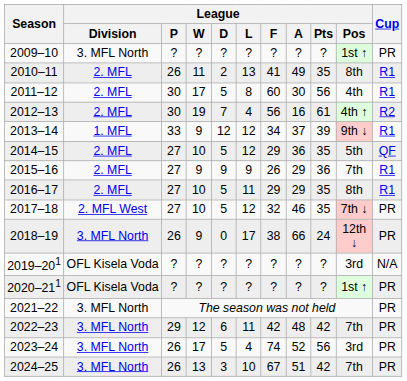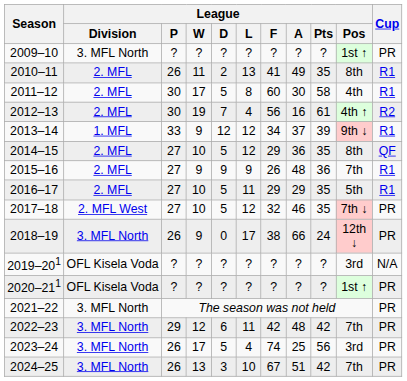(323, 92) 56 -> (323, 92) 58
(354, 151) 5th -> (354, 151) 8th
(299, 170) 29 -> (299, 170) 48
(354, 190) 8th -> (354, 190) 5th
(299, 347) 52 -> (299, 347) 25
